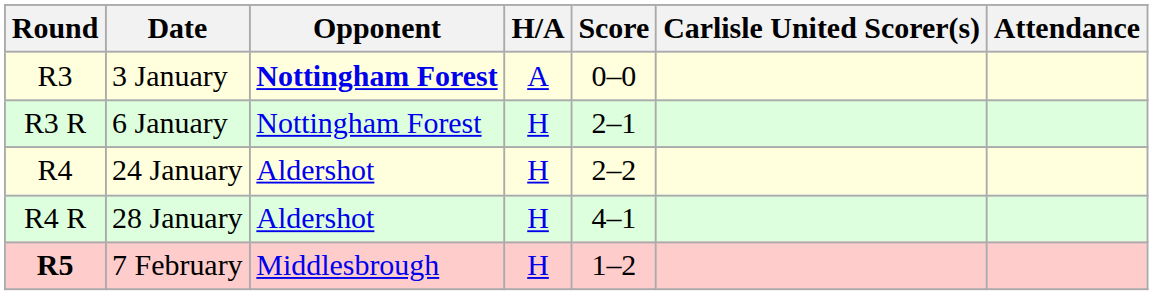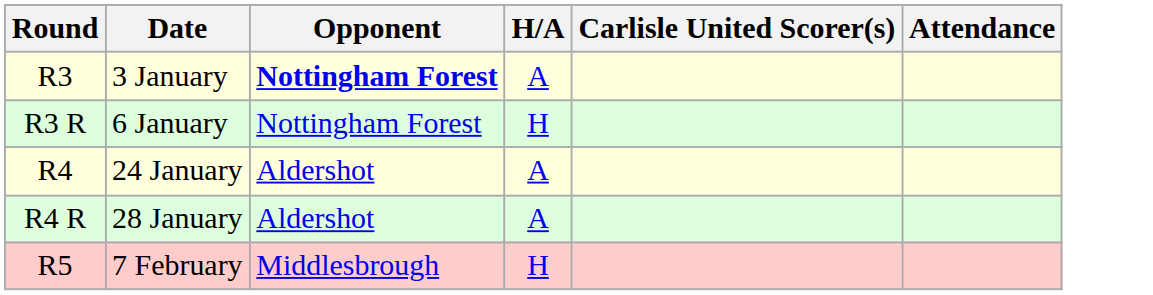- column: (614, 28)
(538, 170) H -> (538, 170) A
(538, 218) H -> (538, 218) A
(55, 265) bold -> (55, 265) normal
